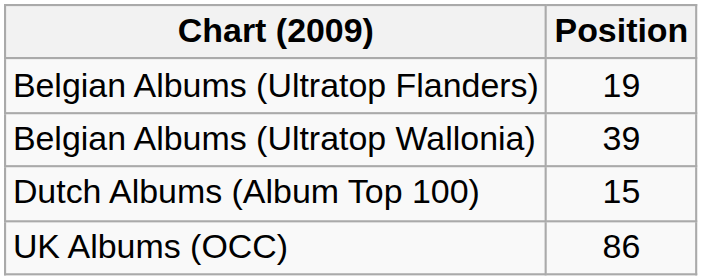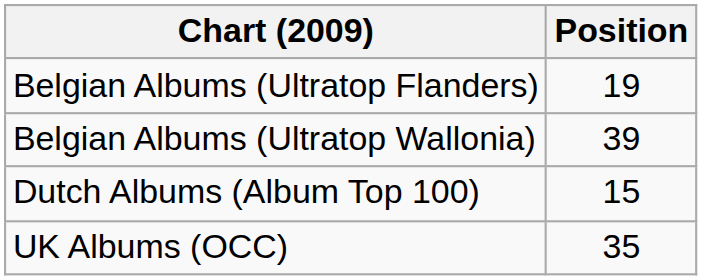(621, 246) 86 -> (621, 246) 35
